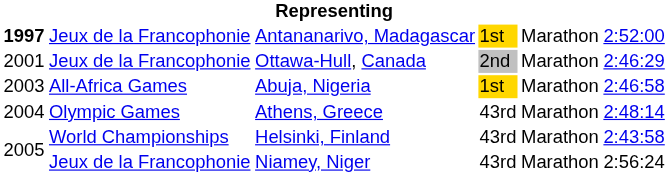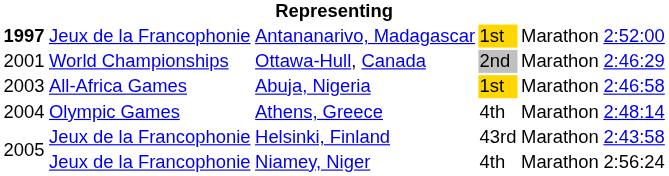(150, 61) Jeux de la Francophonie -> (139, 61) World Championships
(498, 111) 43rd -> (492, 111) 4th
(139, 137) World Championships -> (150, 137) Jeux de la Francophonie
(498, 162) 43rd -> (492, 162) 4th
